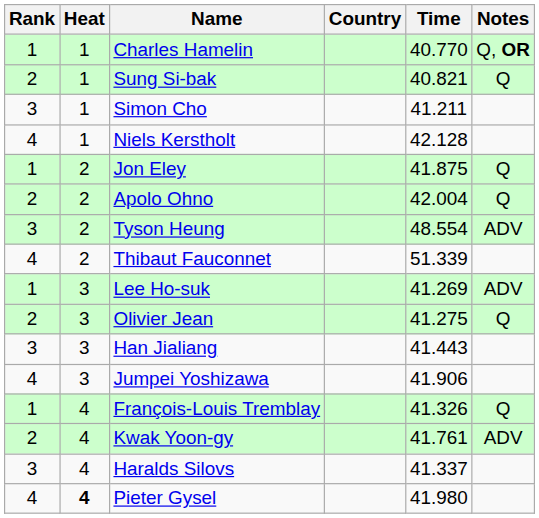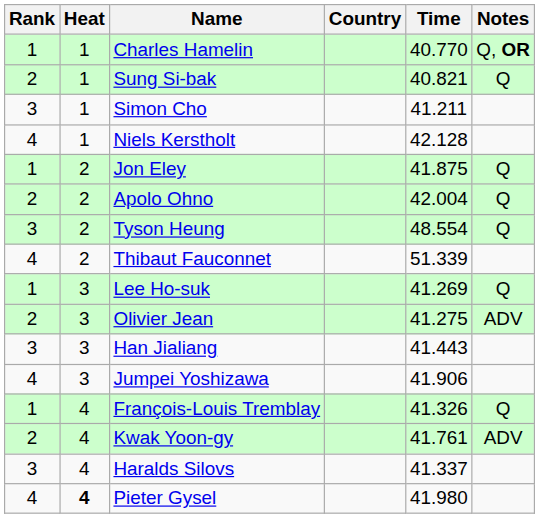(503, 229) ADV -> (503, 229) Q
(503, 288) ADV -> (503, 288) Q
(503, 318) Q -> (503, 318) ADV
